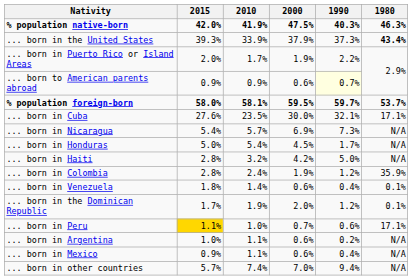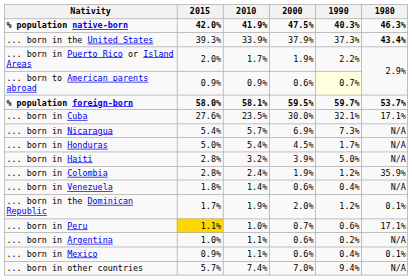(303, 159) 4.2% -> (303, 159) 3.9%
(396, 187) 0.1% -> (398, 187) N/A
(398, 254) N/A -> (396, 254) 0.1%
